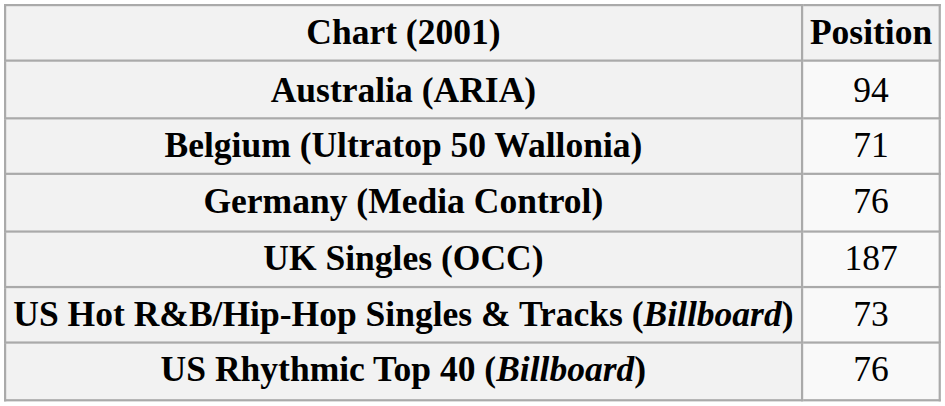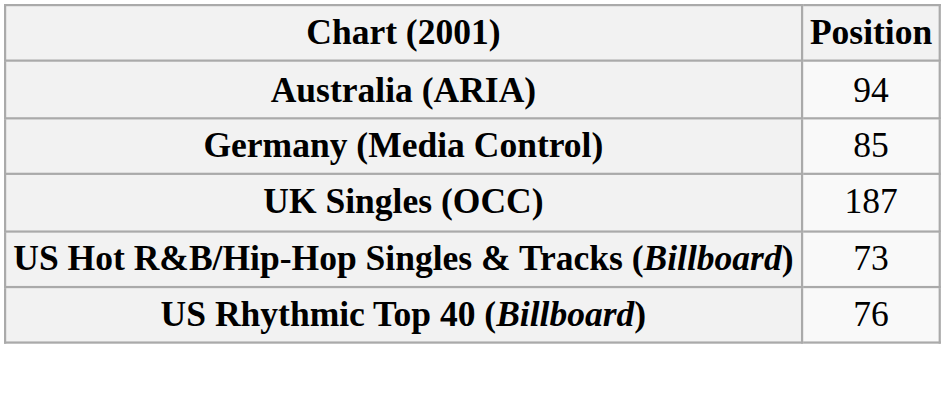- row: (403, 145)
(871, 201) 76 -> (871, 145) 85
